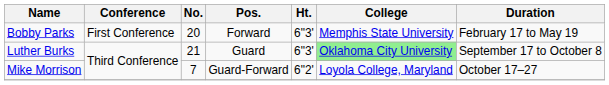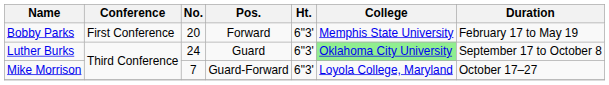(193, 51) 21 -> (193, 51) 24
(304, 70) 6"2' -> (304, 70) 6"3'
